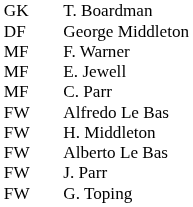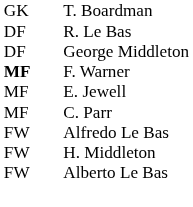+ row: (97, 31)
(16, 51) normal -> (17, 71) bold
- row: (85, 172)
- row: (98, 193)
